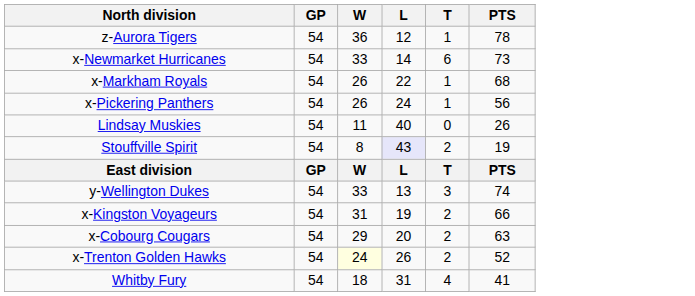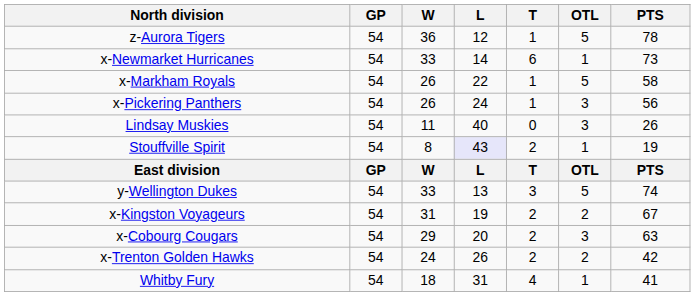+ column: (585, 15)
(502, 81) 68 -> (650, 81) 58
(502, 214) 66 -> (650, 214) 67
(360, 258) lightyellow background -> (428, 258) no background
(502, 258) 52 -> (650, 258) 42
